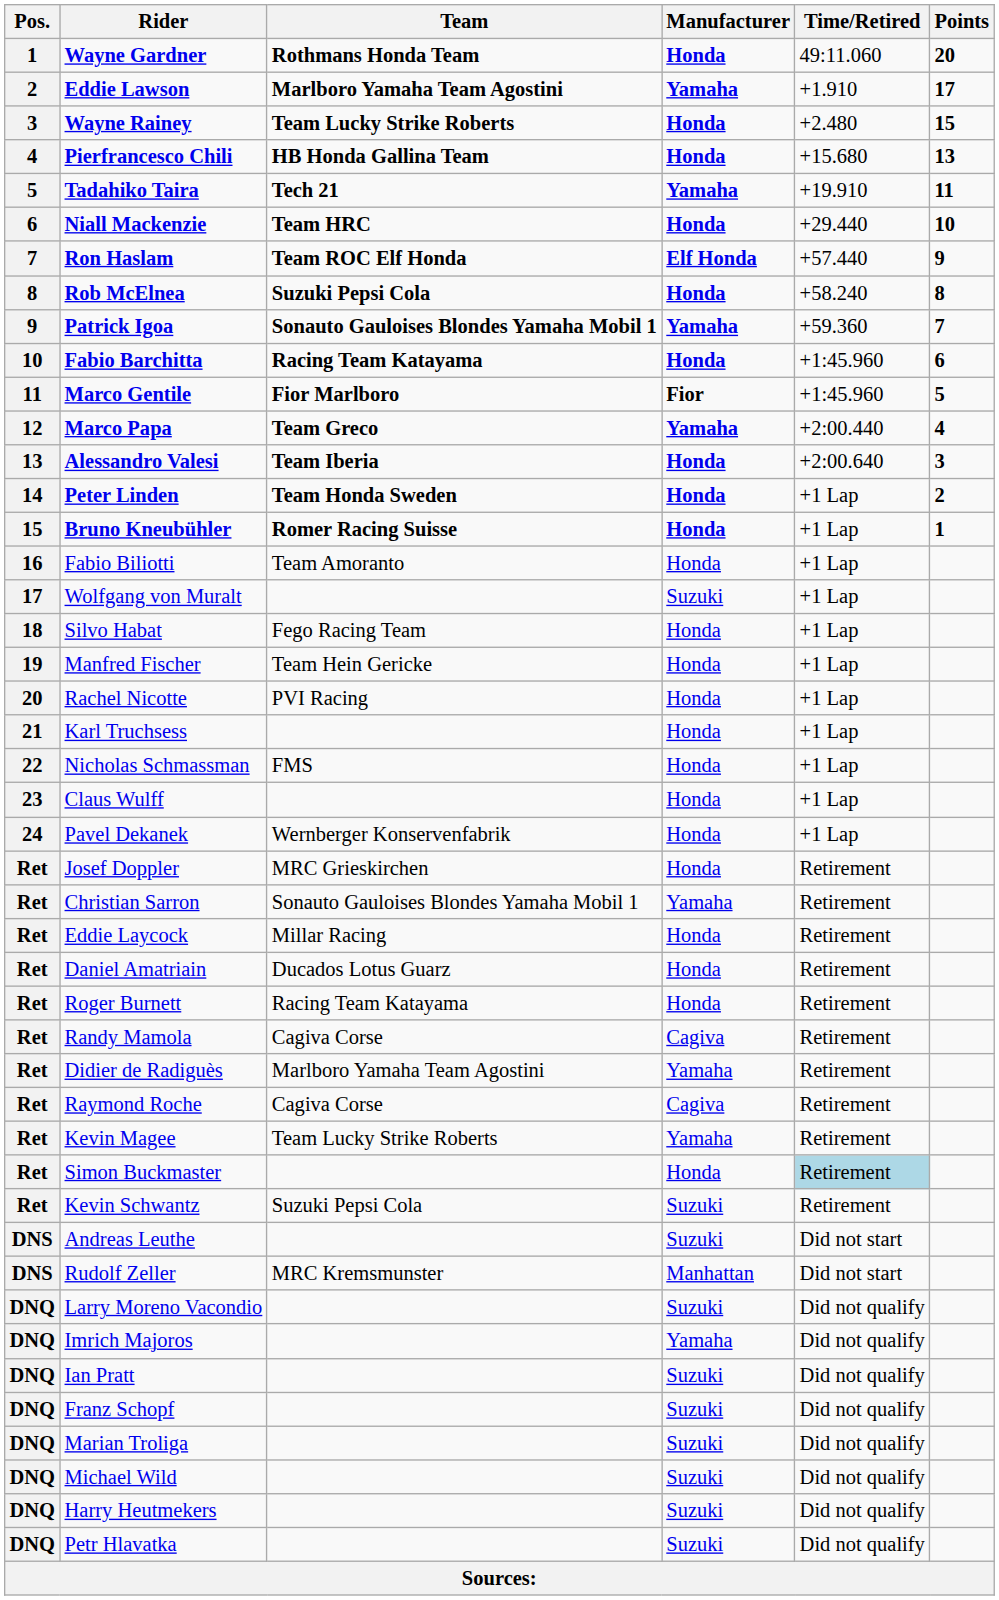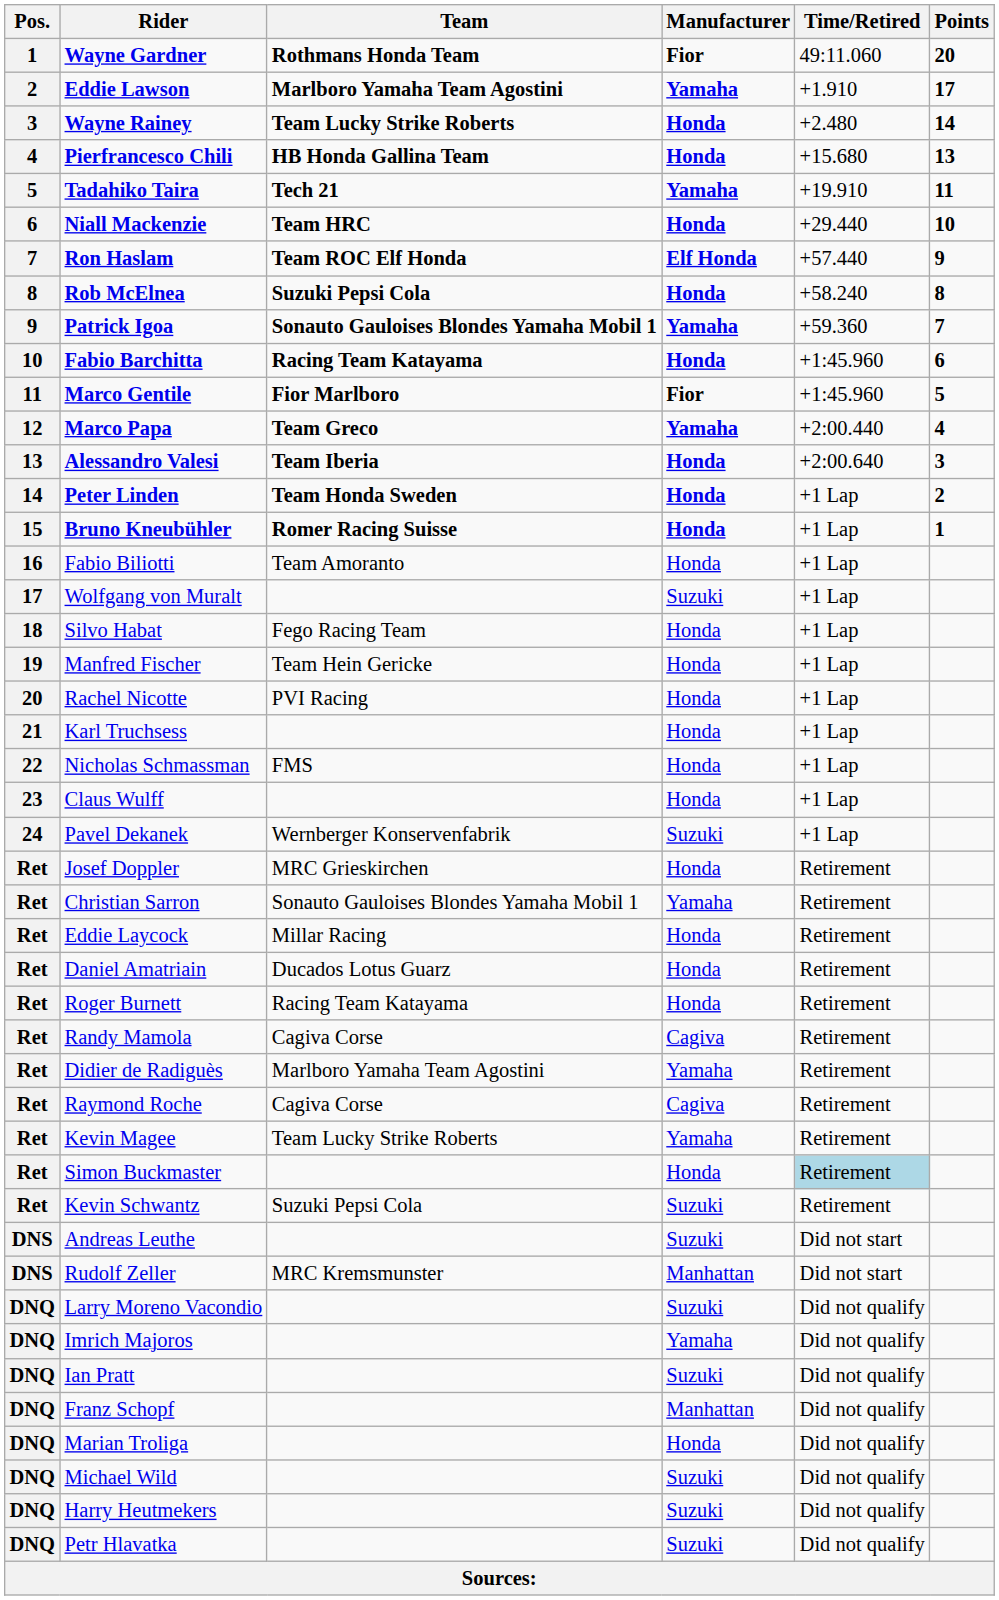(696, 55) Honda -> (685, 55) Fior
(945, 123) 15 -> (945, 123) 14
(694, 833) Honda -> (695, 833) Suzuki
(695, 1408) Suzuki -> (710, 1408) Manhattan
(695, 1442) Suzuki -> (694, 1442) Honda
